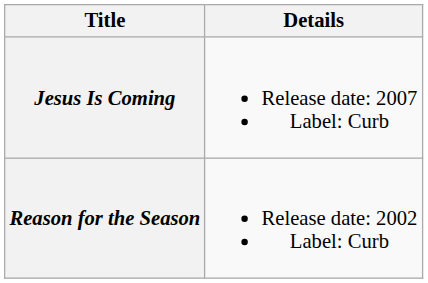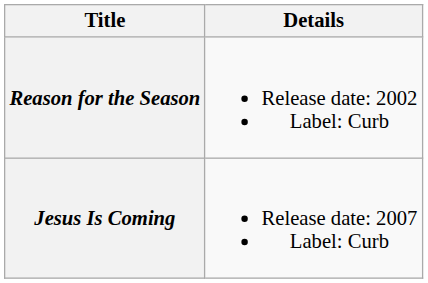rows swapped: (105, 217) <-> (105, 97)
